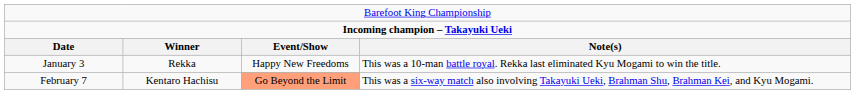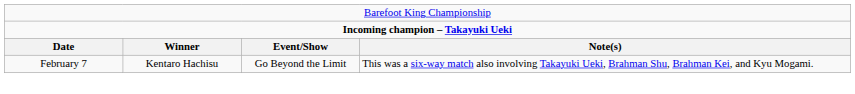- row: (64, 64)
(300, 81) lightsalmon background -> (300, 64) no background
